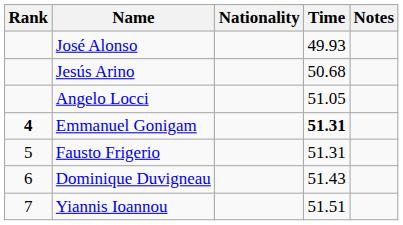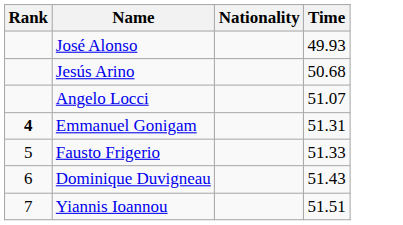- column: (374, 17)
(327, 98) 51.05 -> (327, 98) 51.07
(327, 125) bold -> (327, 125) normal
(327, 152) 51.31 -> (327, 152) 51.33
